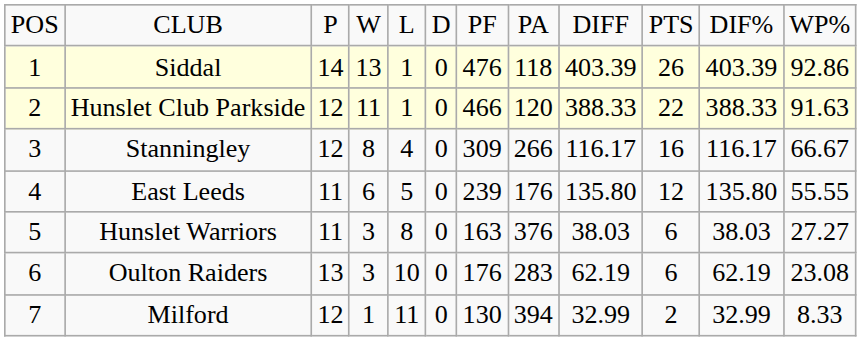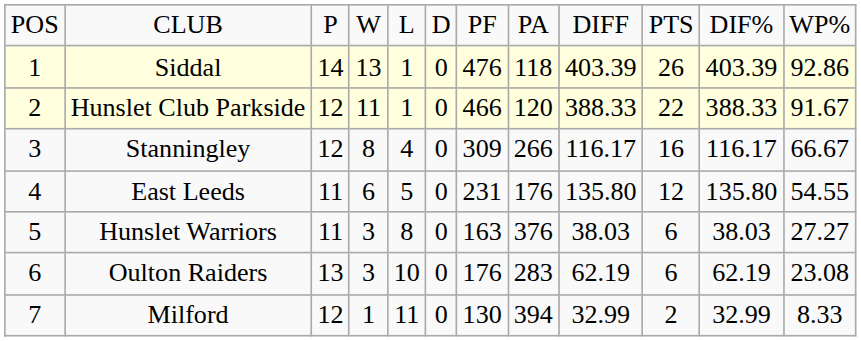(820, 107) 91.63 -> (820, 107) 91.67
(482, 190) 239 -> (482, 190) 231
(820, 190) 55.55 -> (820, 190) 54.55
